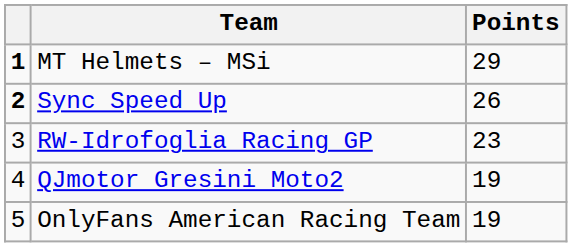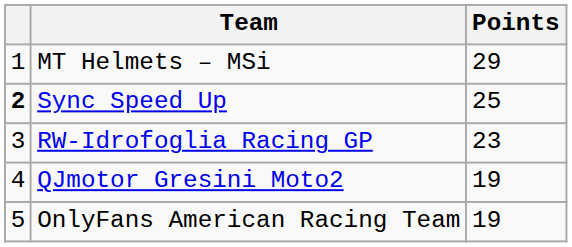(18, 64) bold -> (18, 64) normal
(487, 104) 26 -> (487, 104) 25
